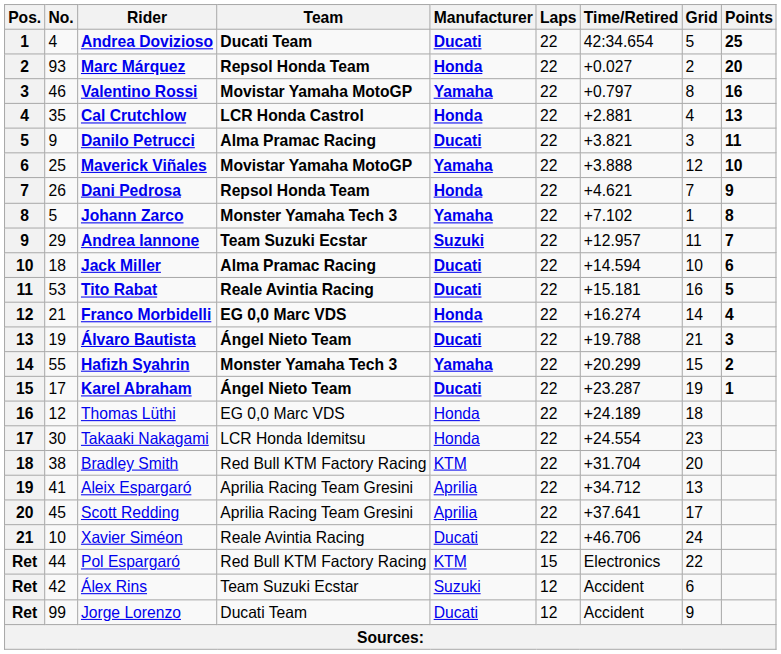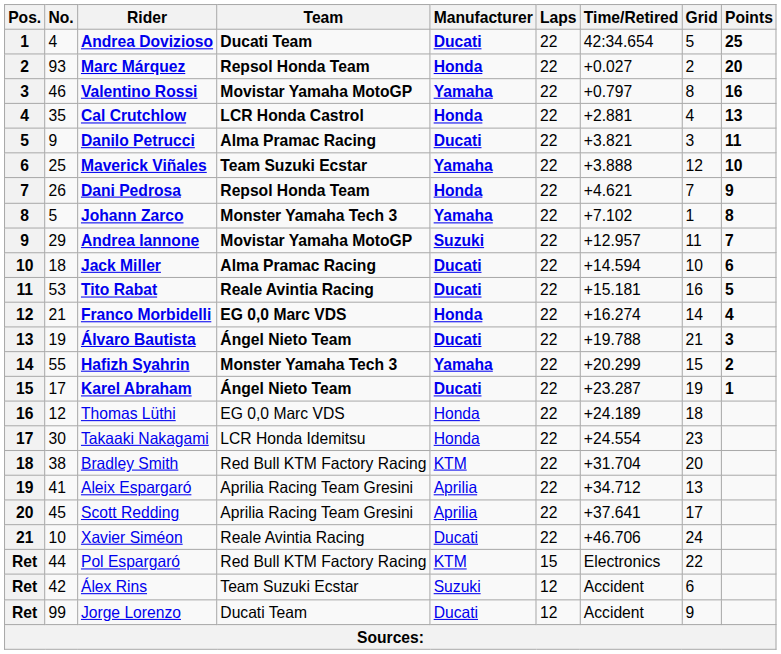(316, 166) Movistar Yamaha MotoGP -> (294, 166) Team Suzuki Ecstar
(294, 240) Team Suzuki Ecstar -> (316, 240) Movistar Yamaha MotoGP
